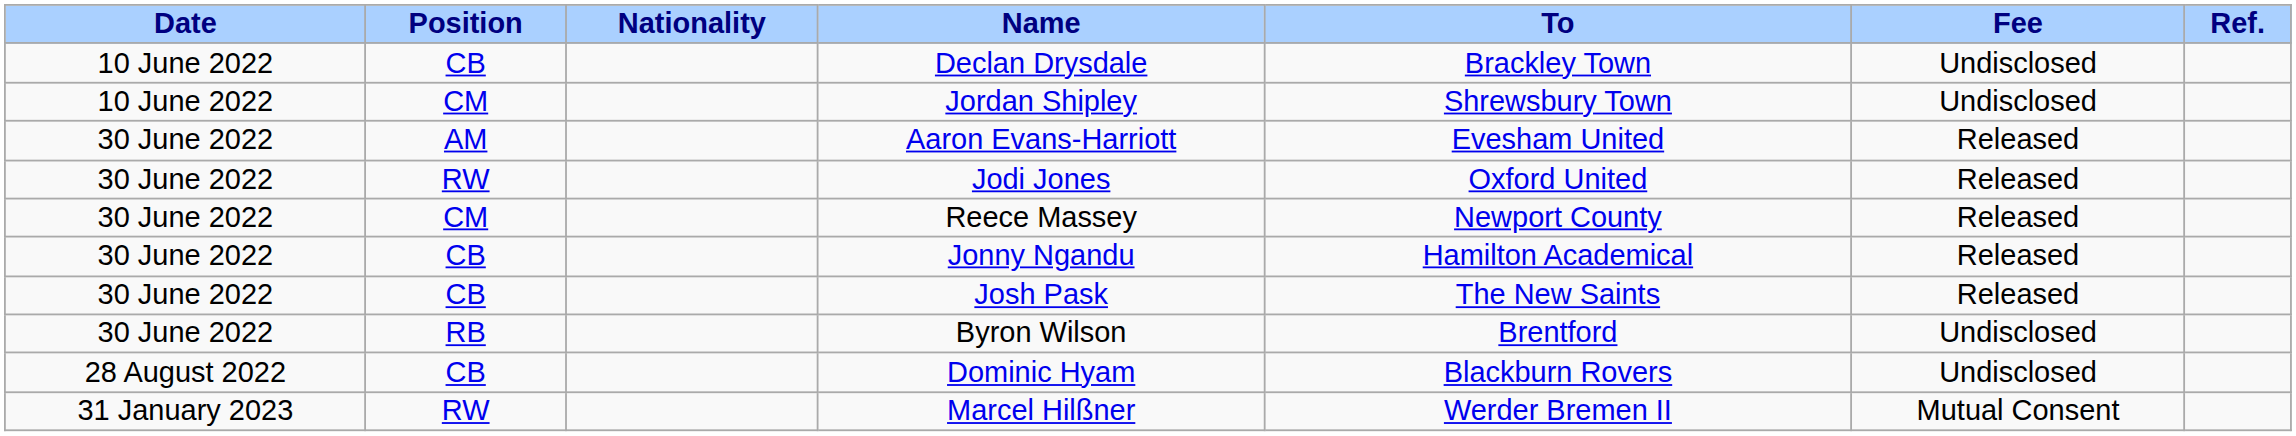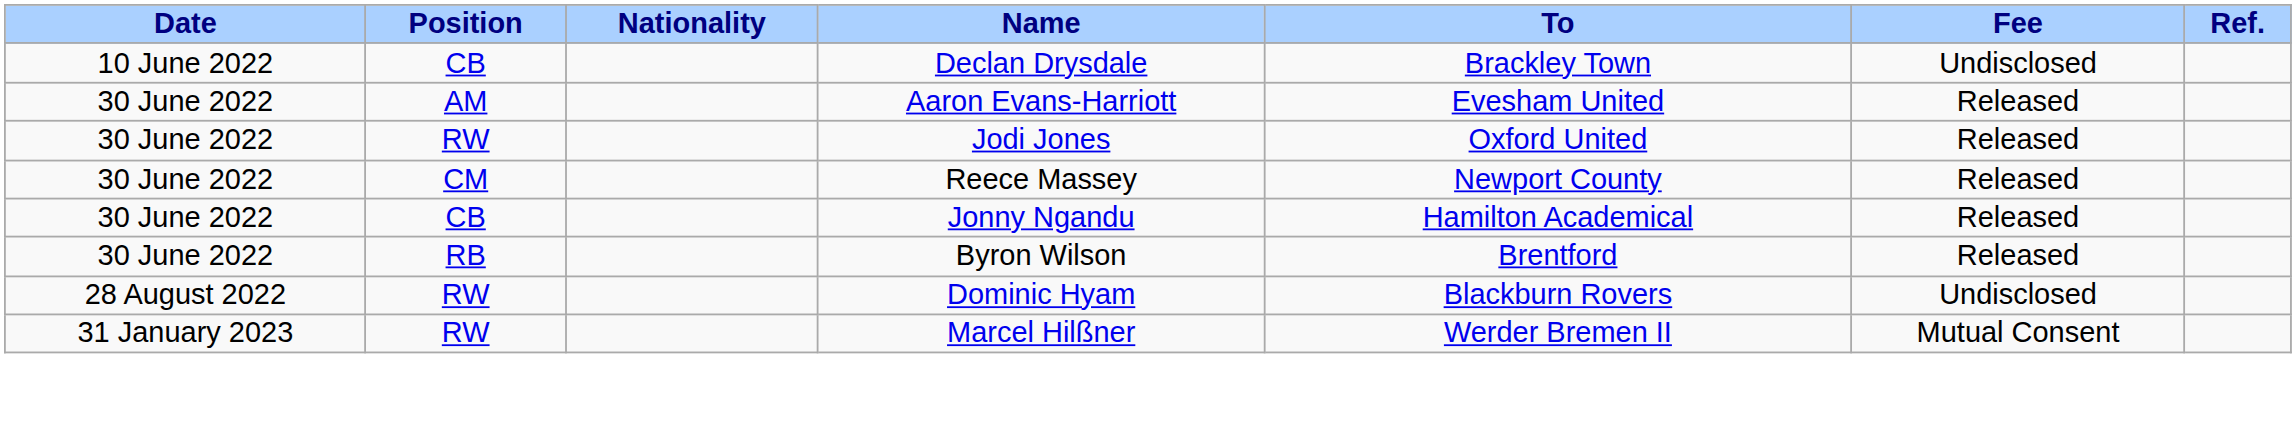- row: (1041, 101)
- row: (1041, 294)
(2018, 333) Undisclosed -> (2018, 255) Released
(466, 372) CB -> (466, 294) RW
